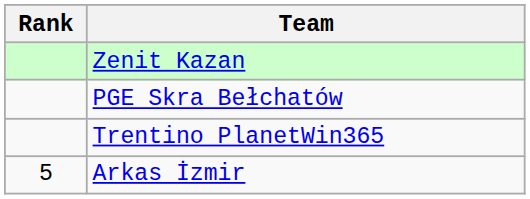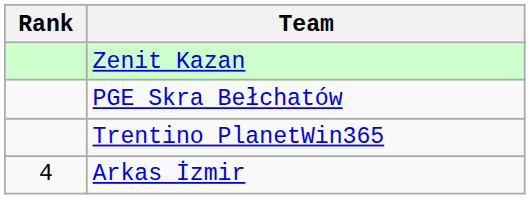(46, 175) 5 -> (46, 175) 4
